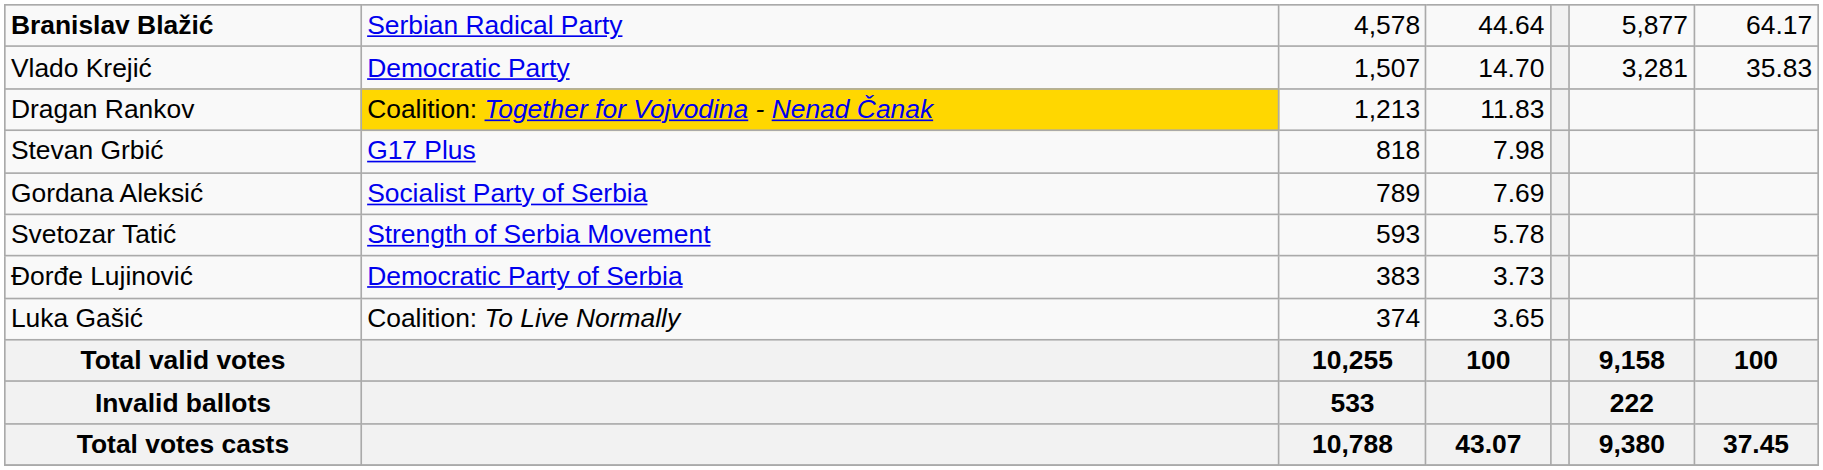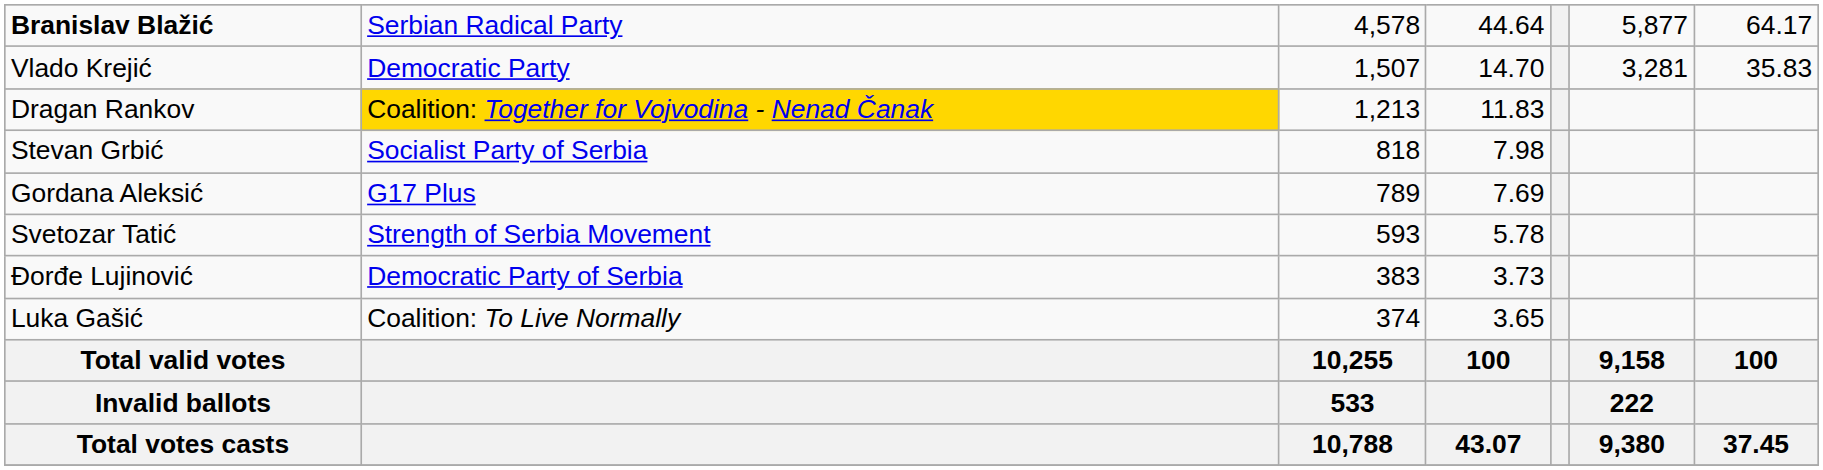(421, 151) G17 Plus -> (507, 151) Socialist Party of Serbia
(507, 192) Socialist Party of Serbia -> (421, 192) G17 Plus
